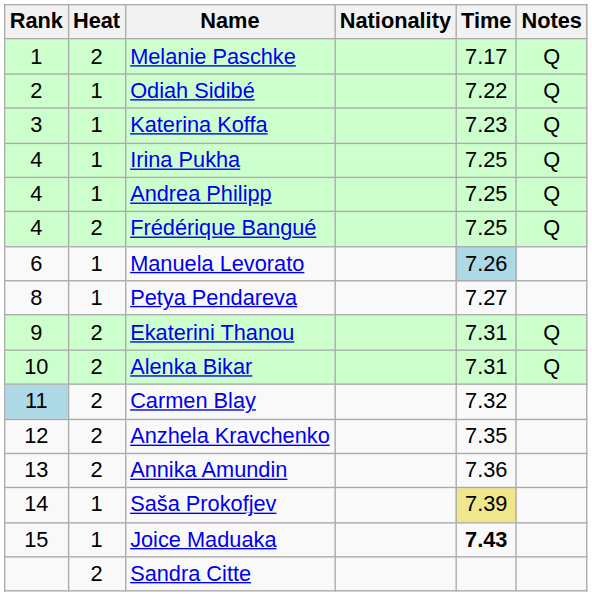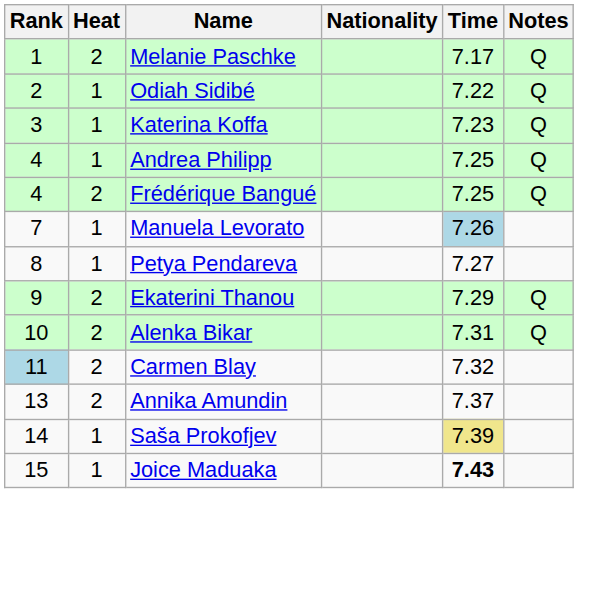- row: (185, 159)
(36, 263) 6 -> (36, 228) 7
(486, 332) 7.31 -> (473, 297) 7.29
- row: (230, 435)
(486, 470) 7.36 -> (473, 401) 7.37
- row: (191, 573)
